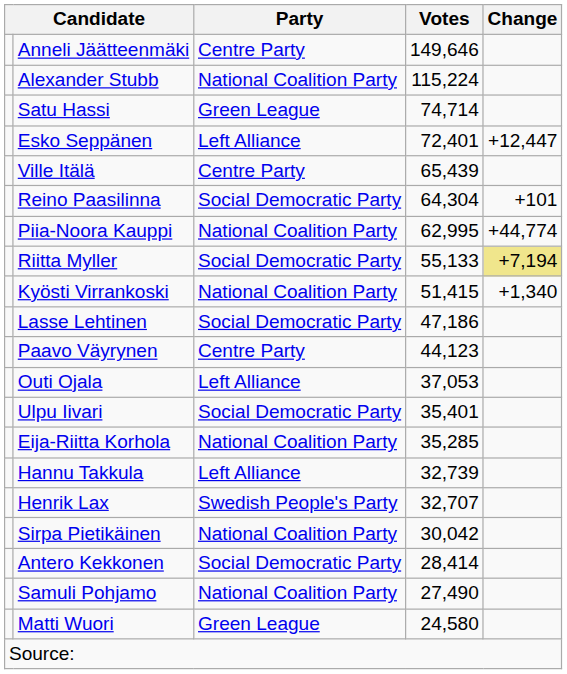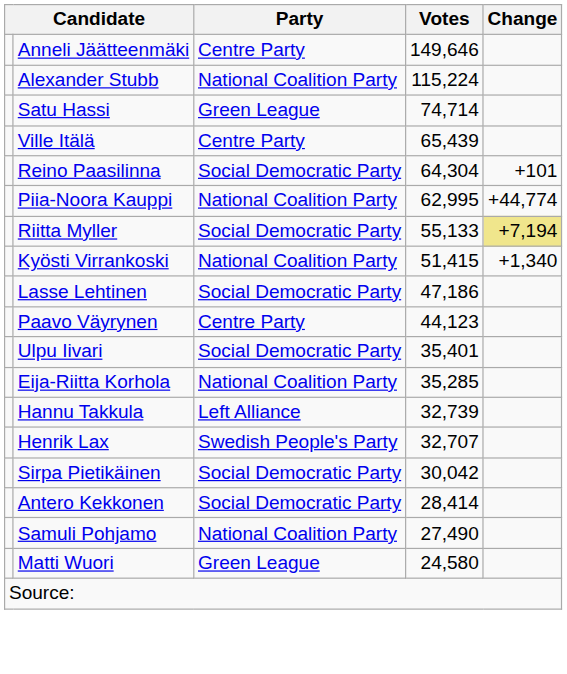- row: (85, 140)
- row: (60, 381)
(297, 532) National Coalition Party -> (300, 472) Social Democratic Party
